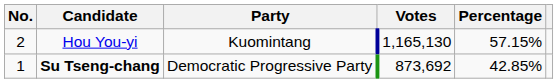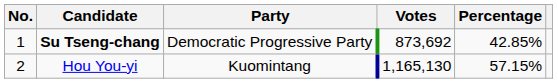rows swapped: (100, 66) <-> (100, 41)
